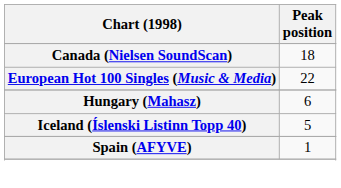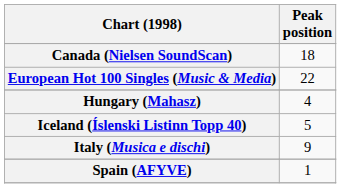(308, 101) 6 -> (308, 101) 4
+ row: (142, 147)
